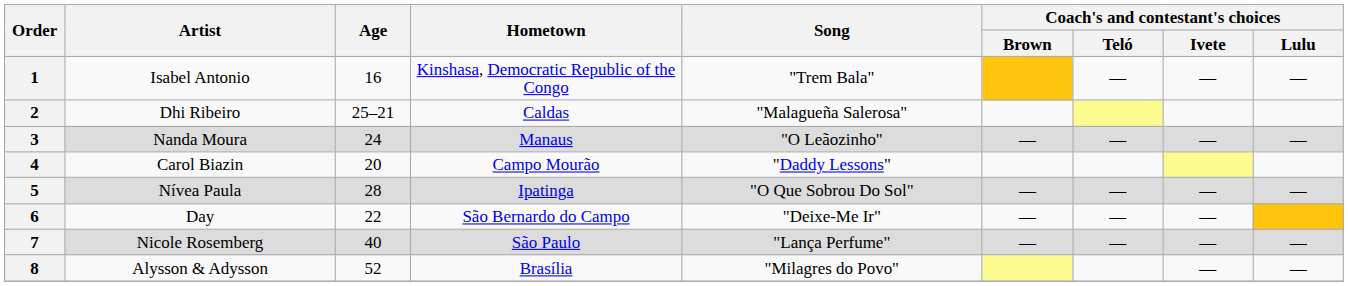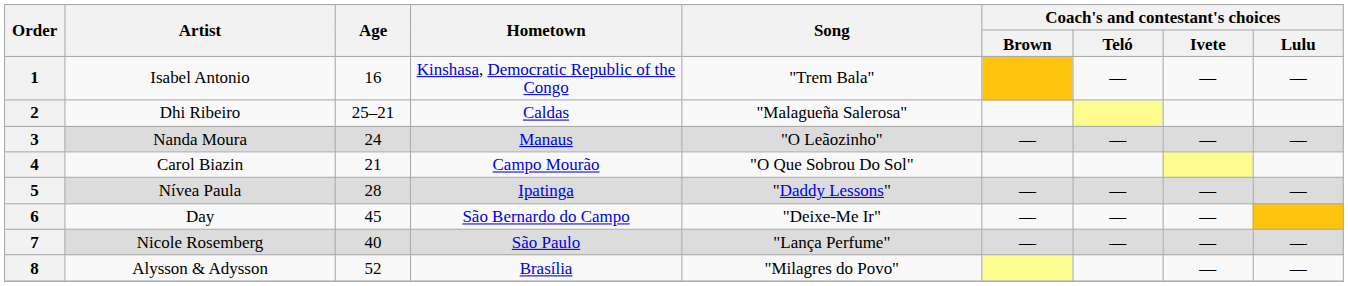(373, 165) 20 -> (373, 165) 21
(832, 165) "Daddy Lessons" -> (832, 165) "O Que Sobrou Do Sol"
(832, 190) "O Que Sobrou Do Sol" -> (832, 190) "Daddy Lessons"
(373, 216) 22 -> (373, 216) 45
